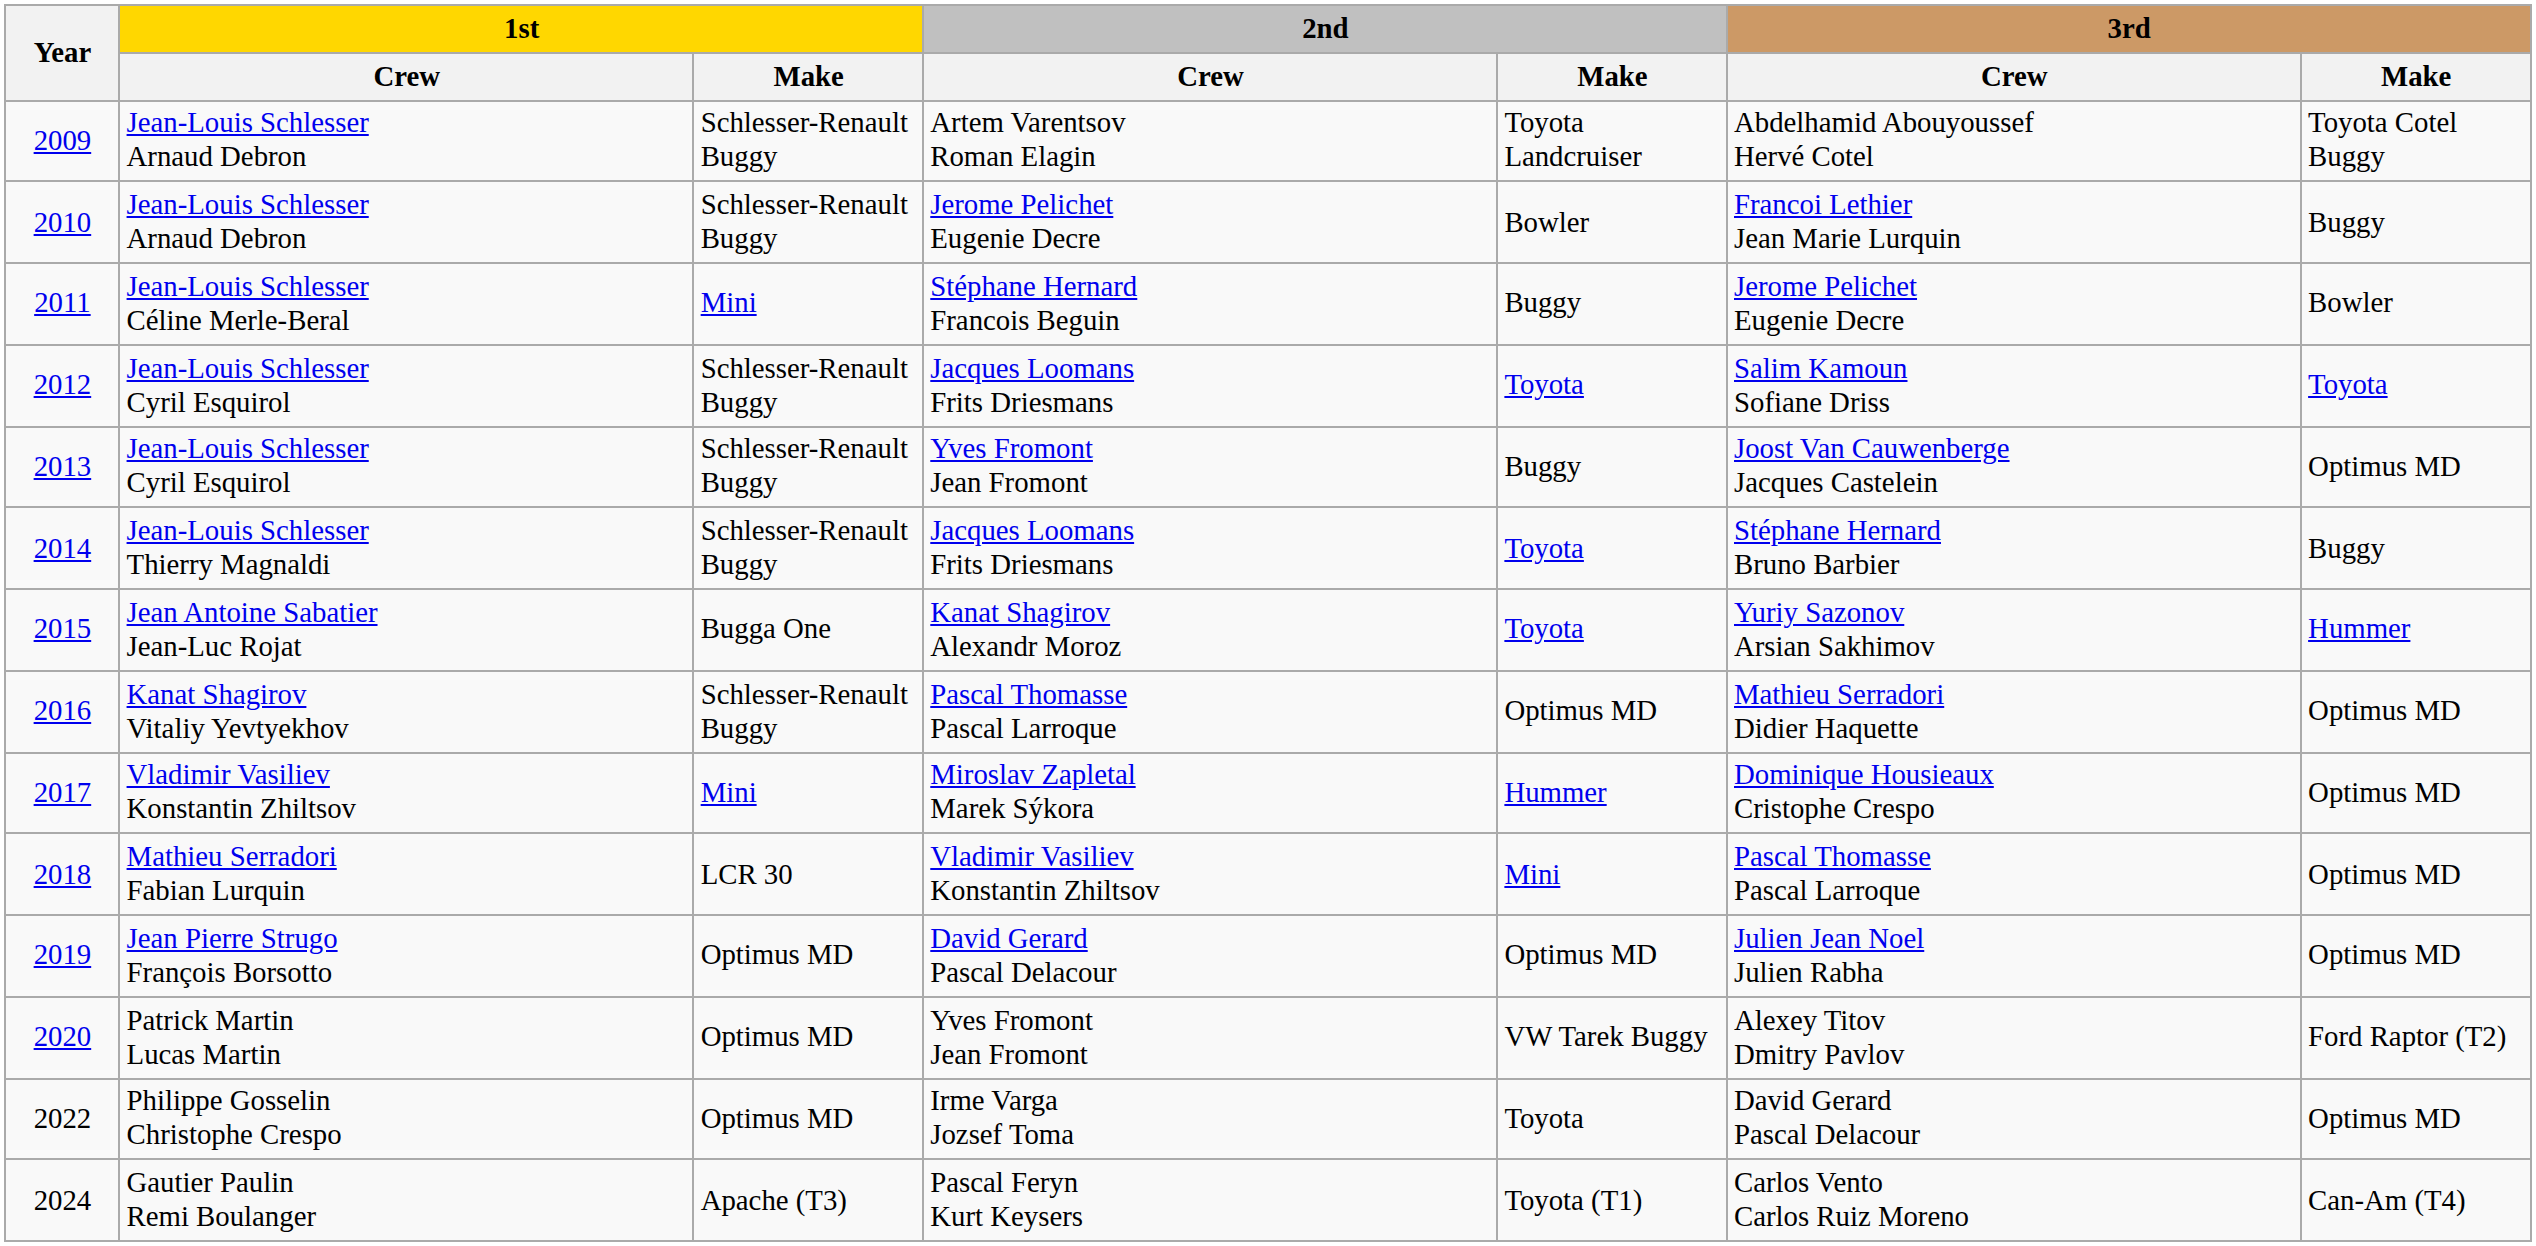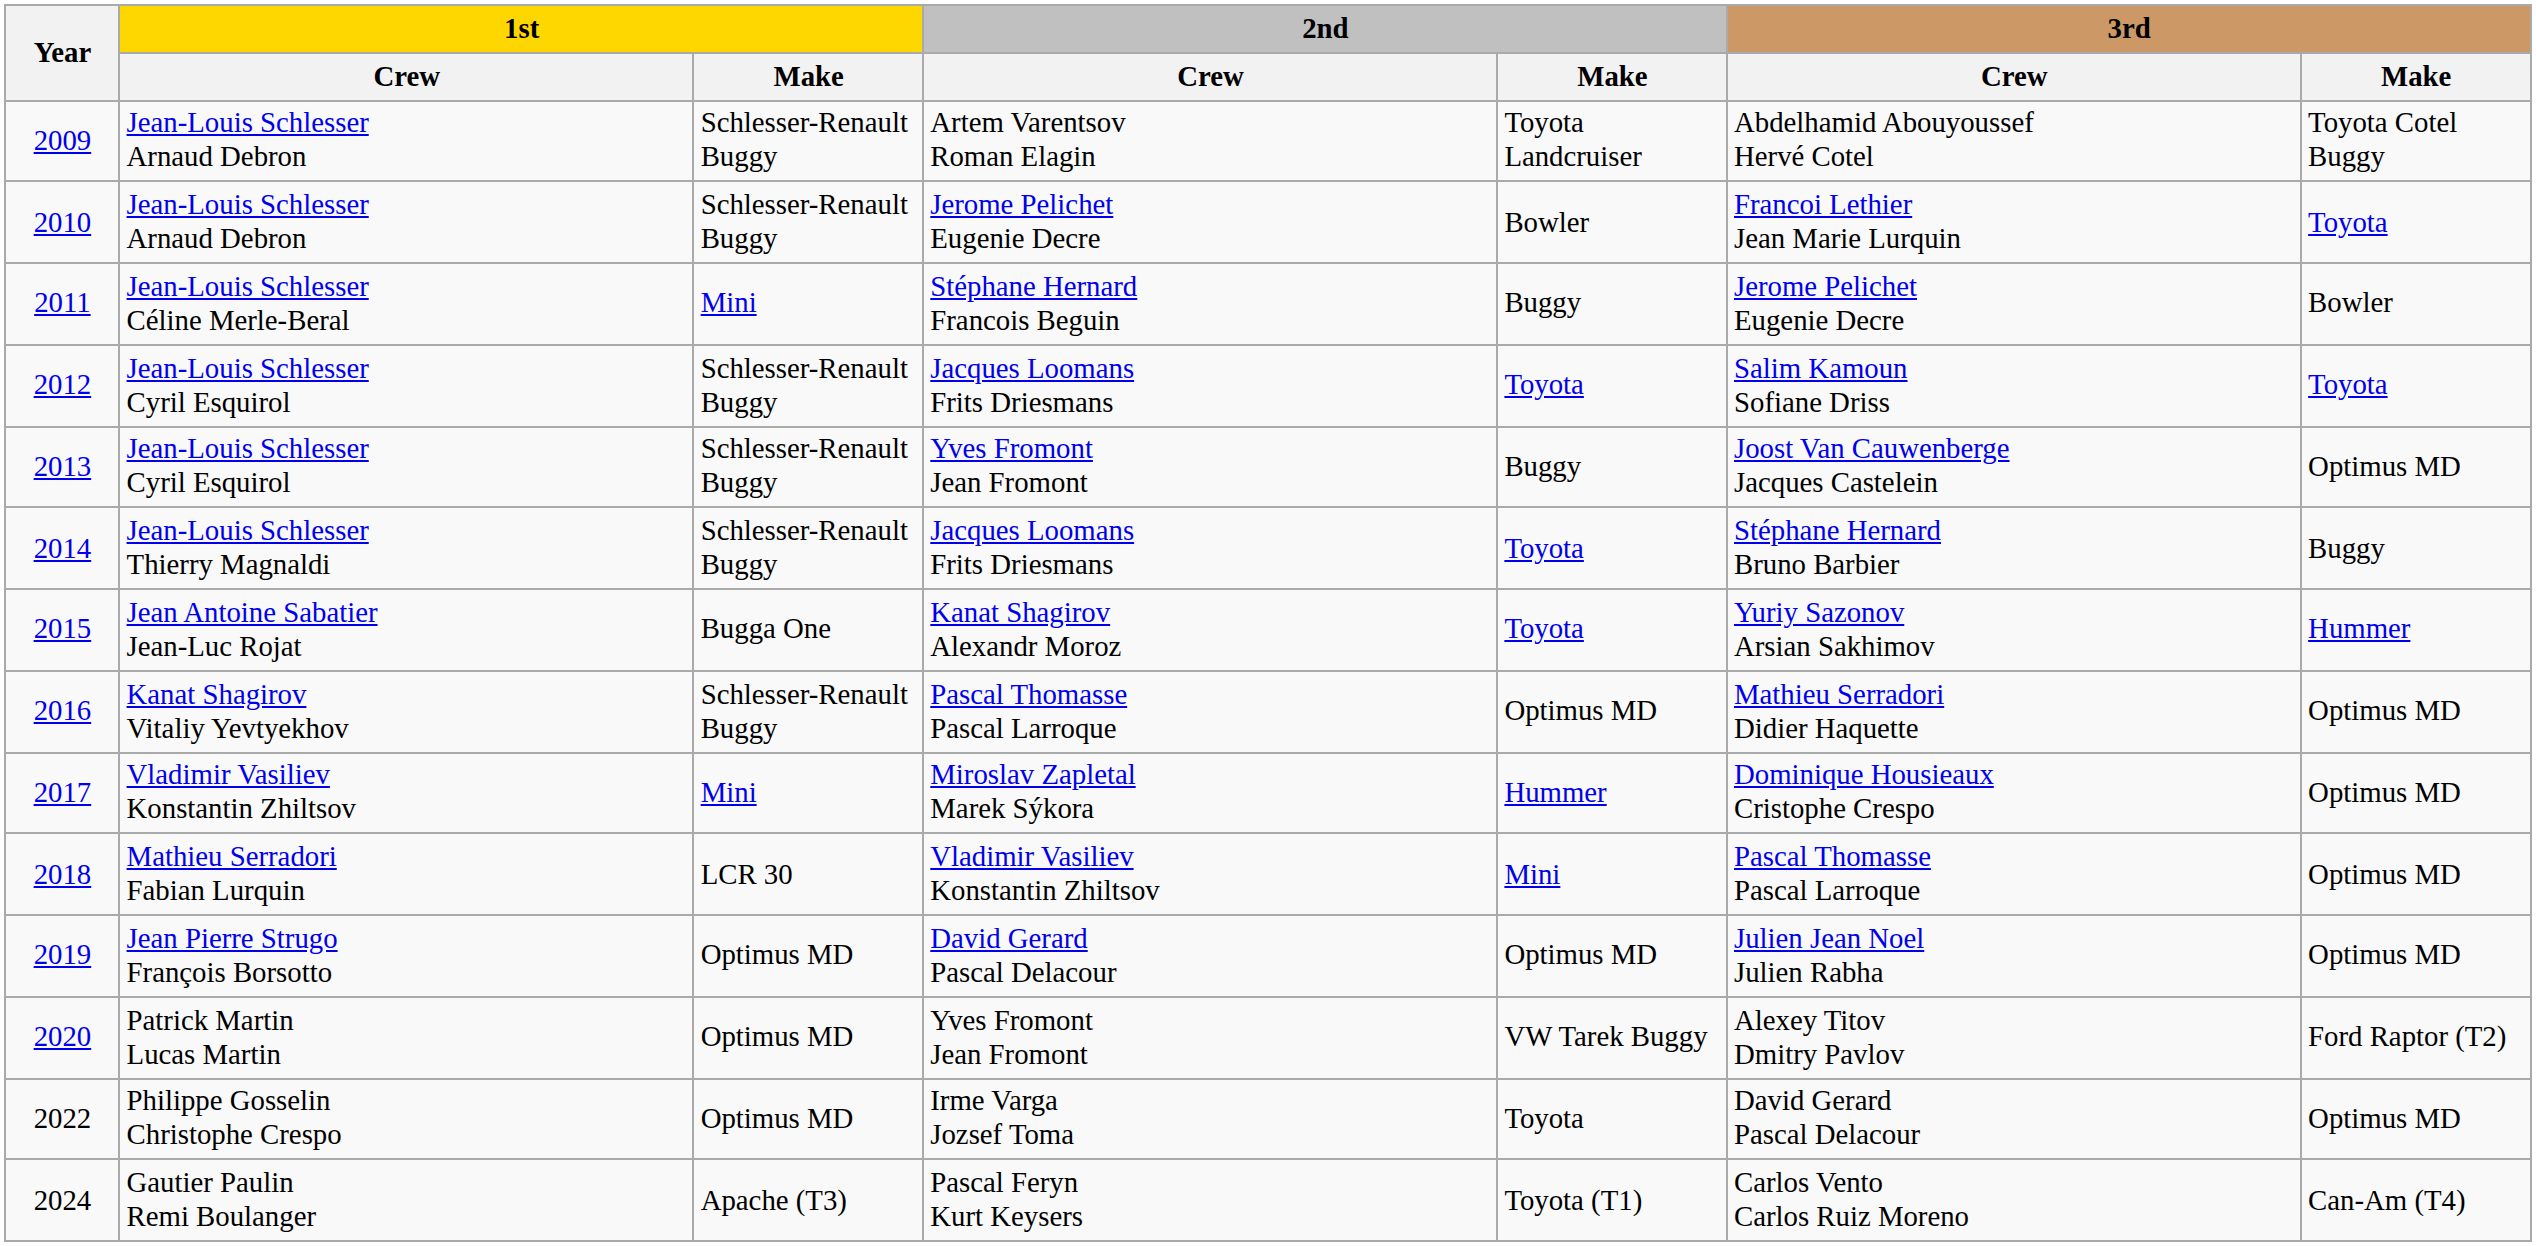(2346, 222) Buggy -> (2348, 222) Toyota
